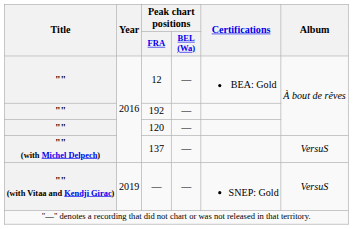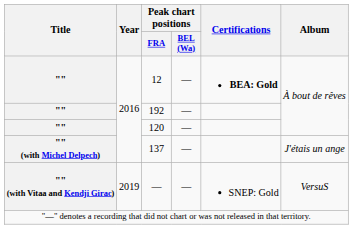(241, 85) normal -> (241, 85) bold
(315, 149) VersuS -> (315, 149) J'étais un ange
